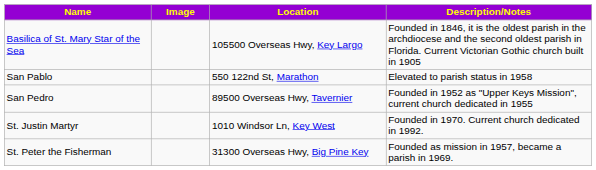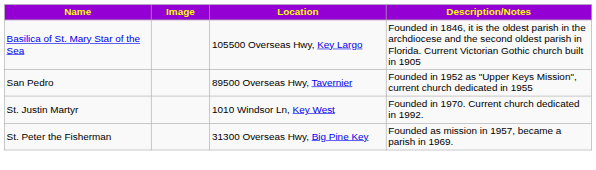- row: (29, 77)
